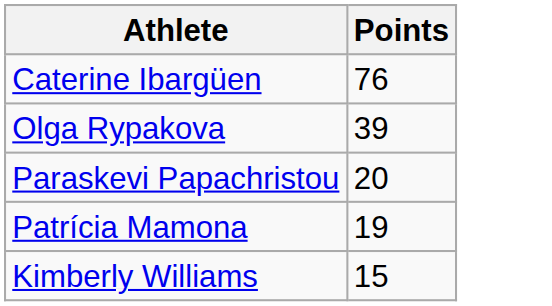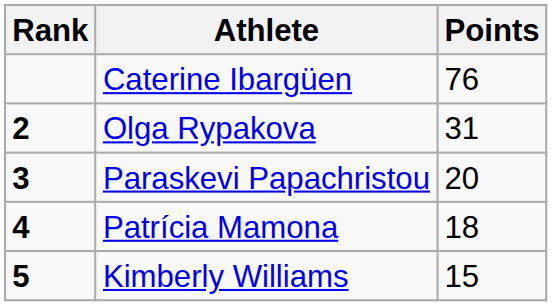+ column: (50, 30)
(371, 129) 39 -> (462, 129) 31
(371, 227) 19 -> (462, 227) 18
